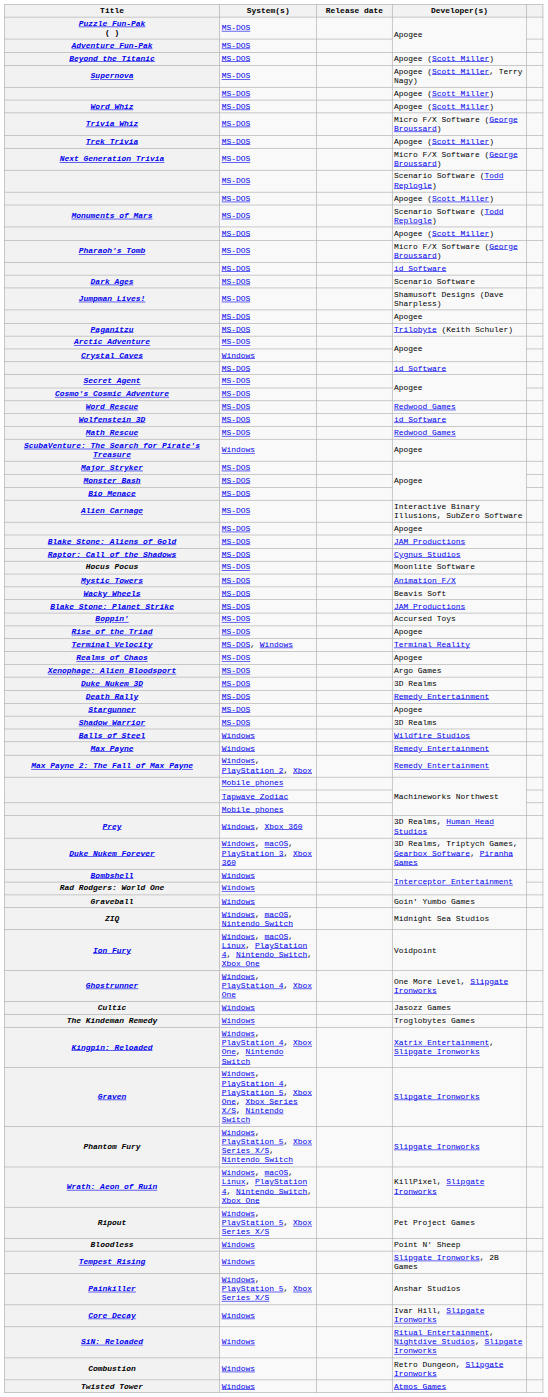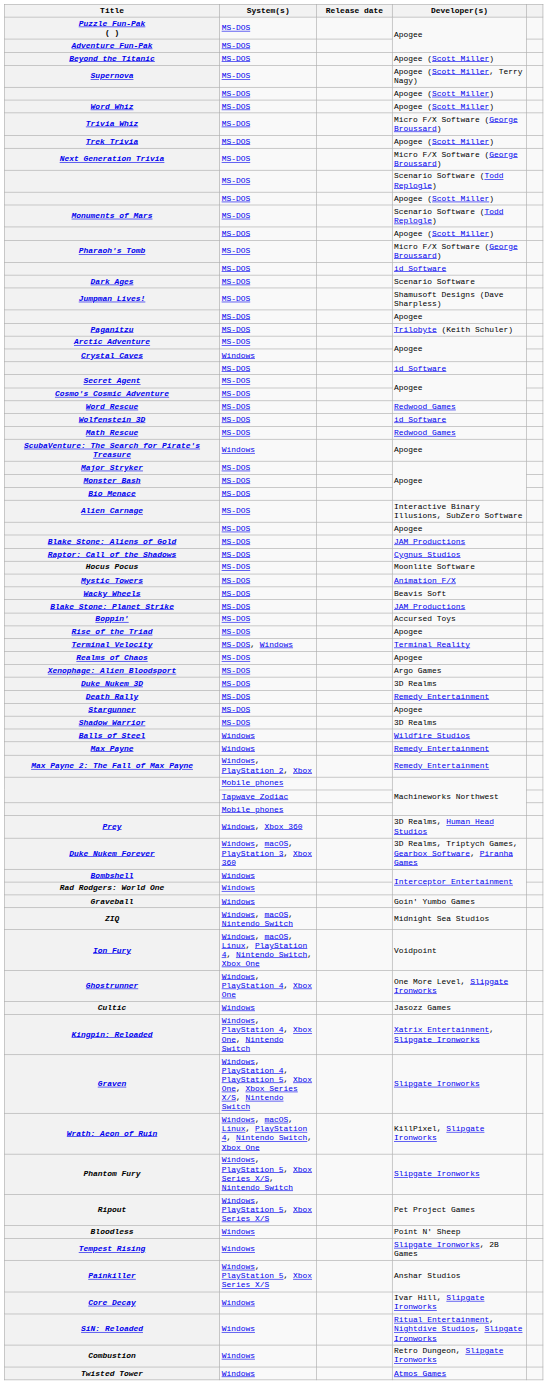- row: (112, 1021)
rows swapped: (112, 1187) <-> (112, 1147)
